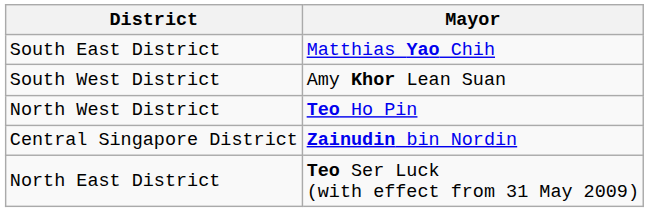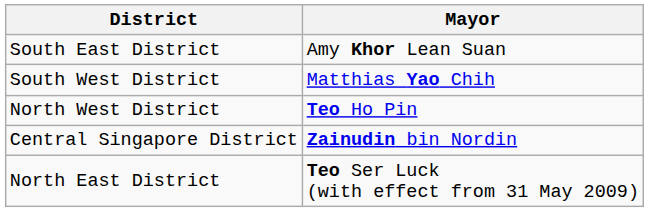(401, 50) Matthias Yao Chih -> (406, 50) Amy Khor Lean Suan
(406, 80) Amy Khor Lean Suan -> (401, 80) Matthias Yao Chih
